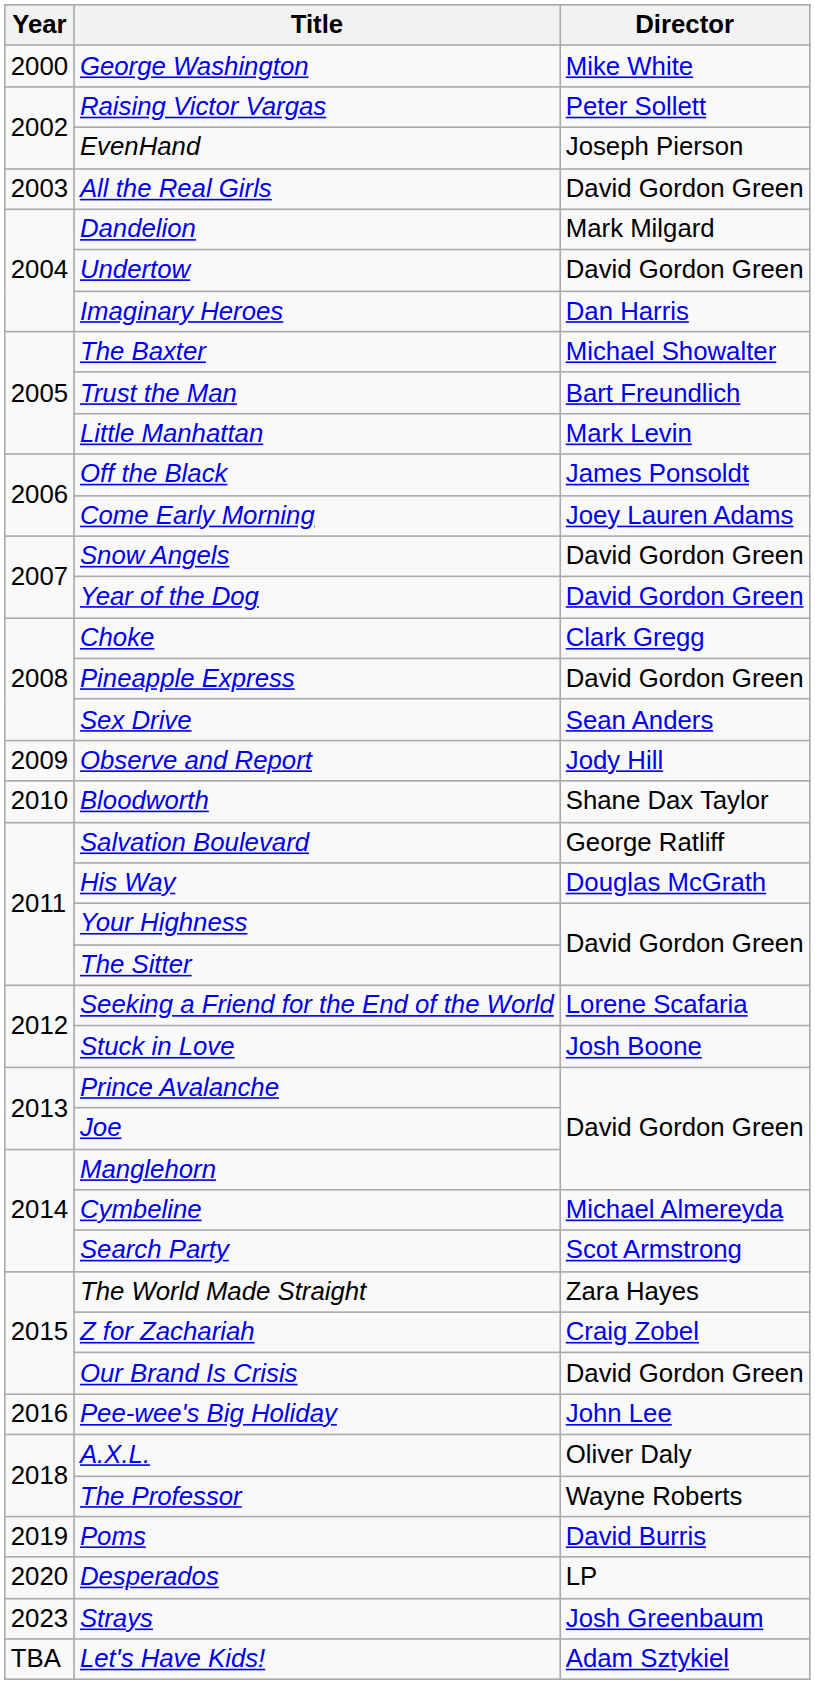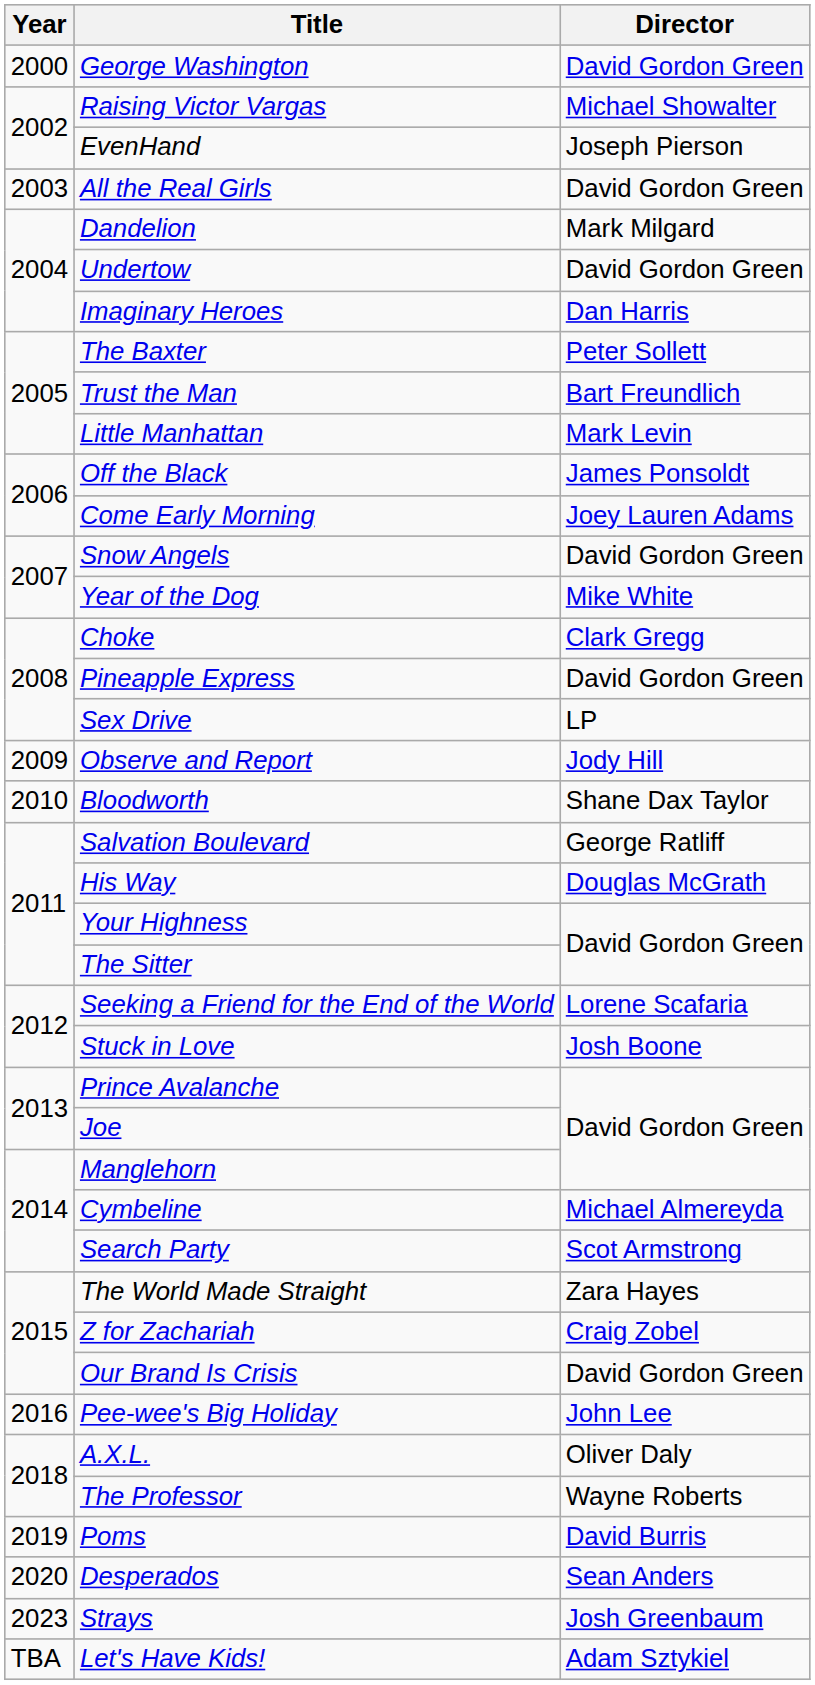(629, 65) Mike White -> (685, 65) David Gordon Green
(636, 106) Peter Sollett -> (671, 106) Michael Showalter
(671, 351) Michael Showalter -> (636, 351) Peter Sollett
(685, 596) David Gordon Green -> (629, 596) Mike White
(640, 719) Sean Anders -> (582, 719) LP
(582, 1577) LP -> (640, 1577) Sean Anders
